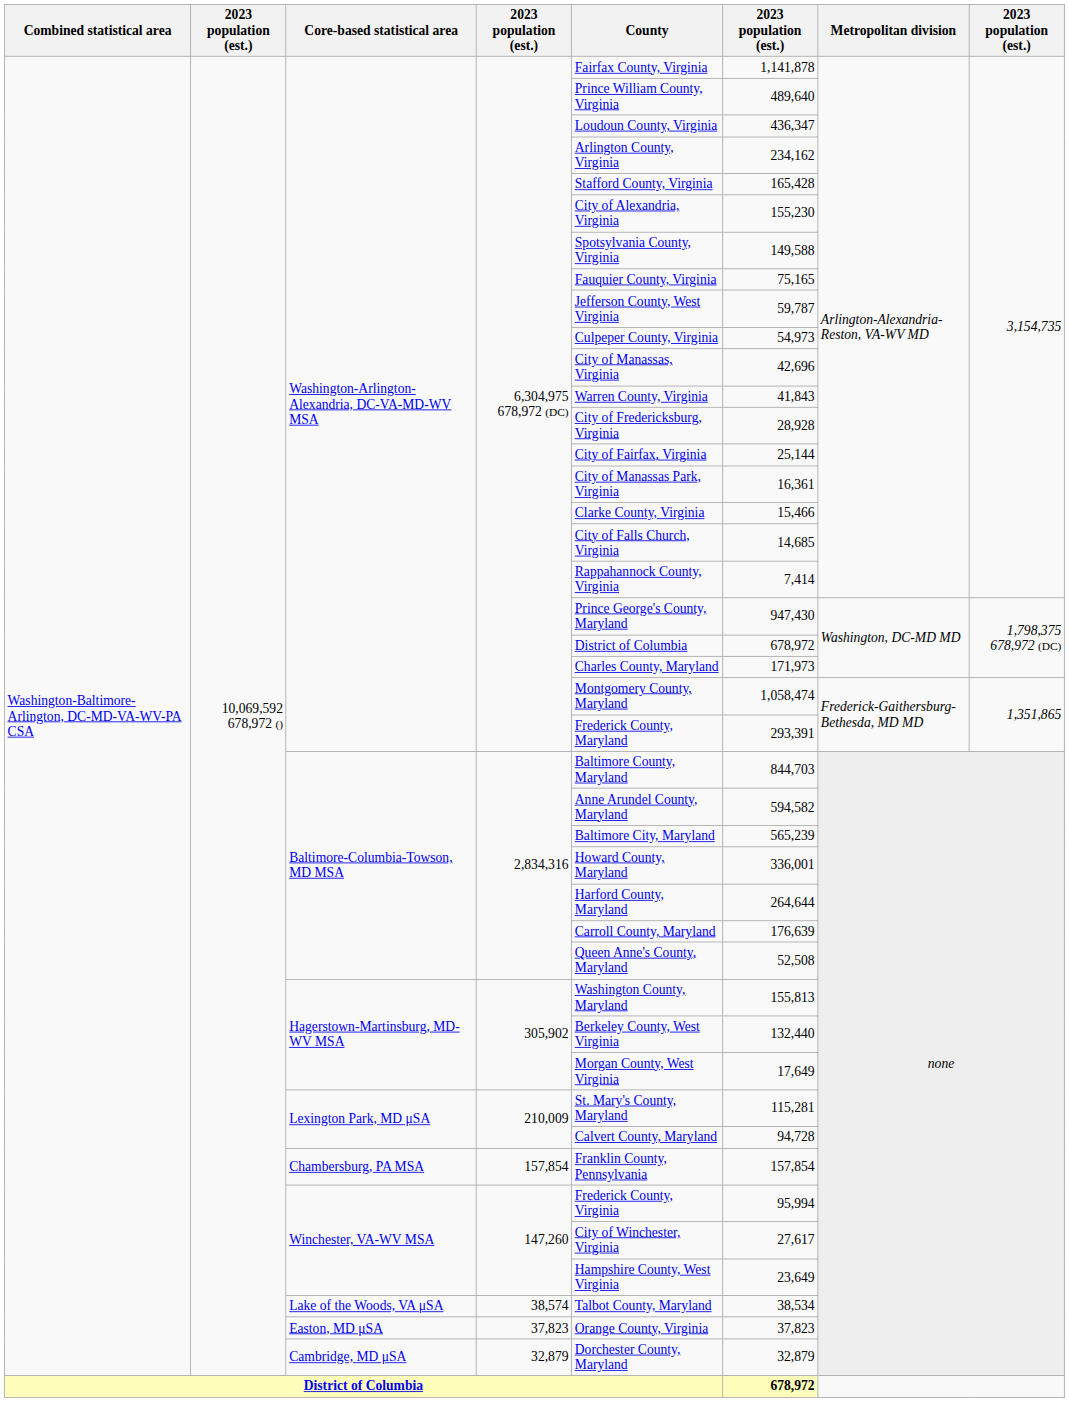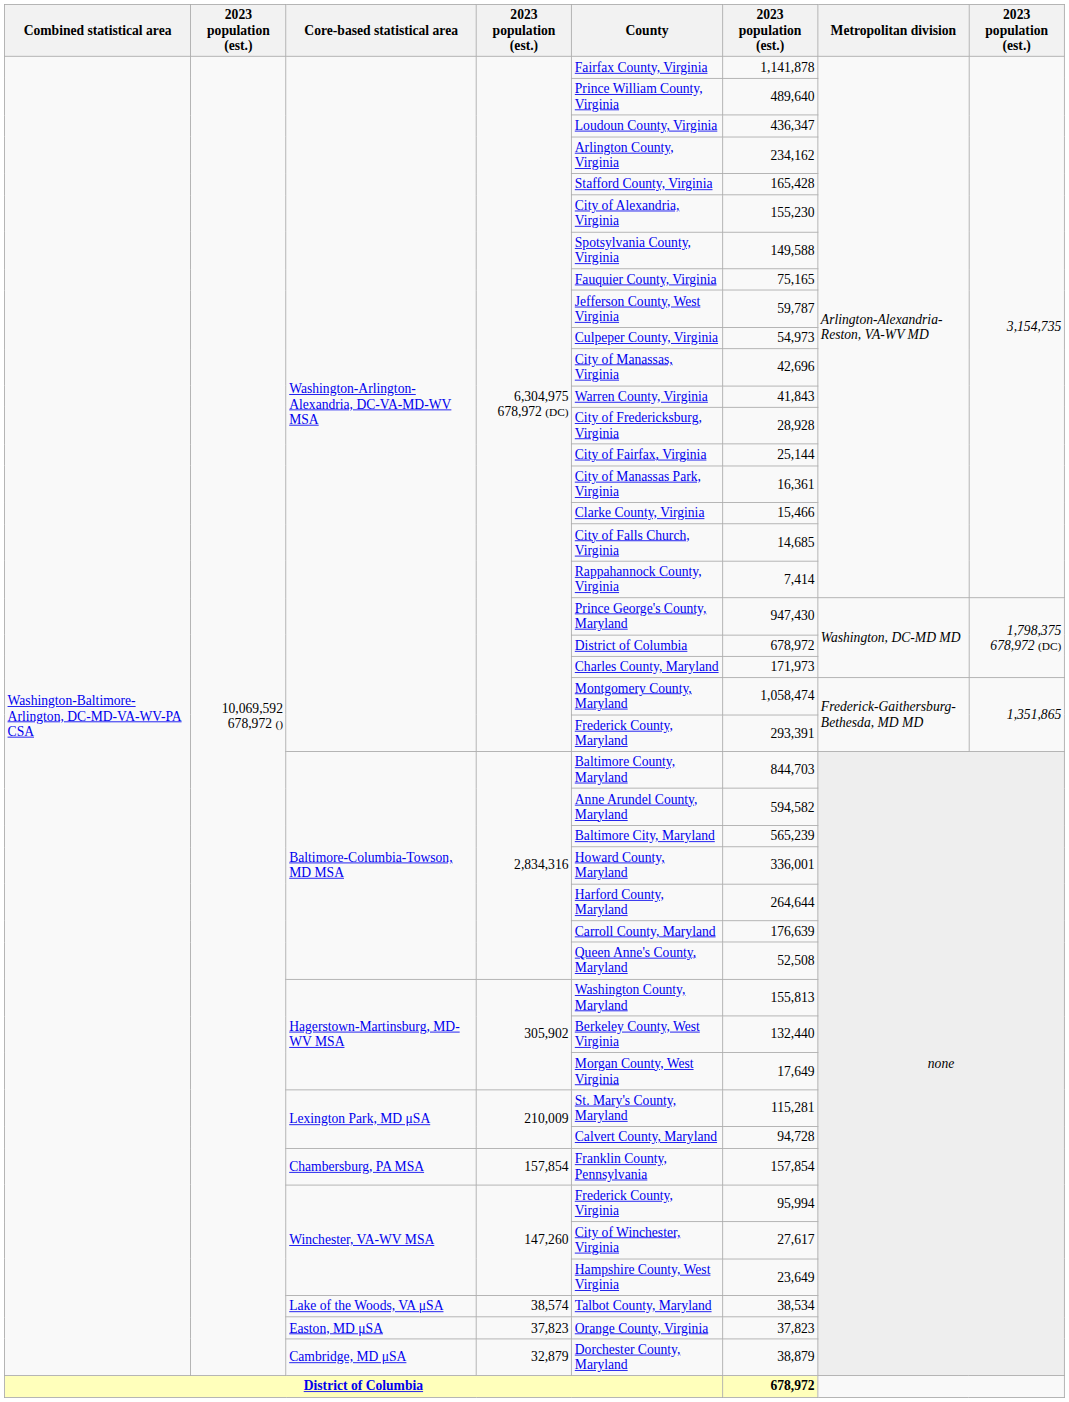(796, 1357) 32,879 -> (796, 1357) 38,879
